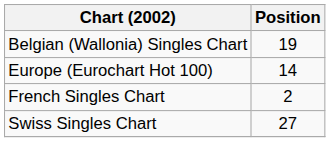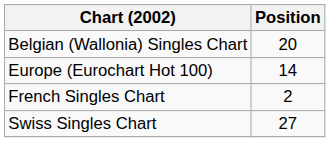(288, 44) 19 -> (288, 44) 20
